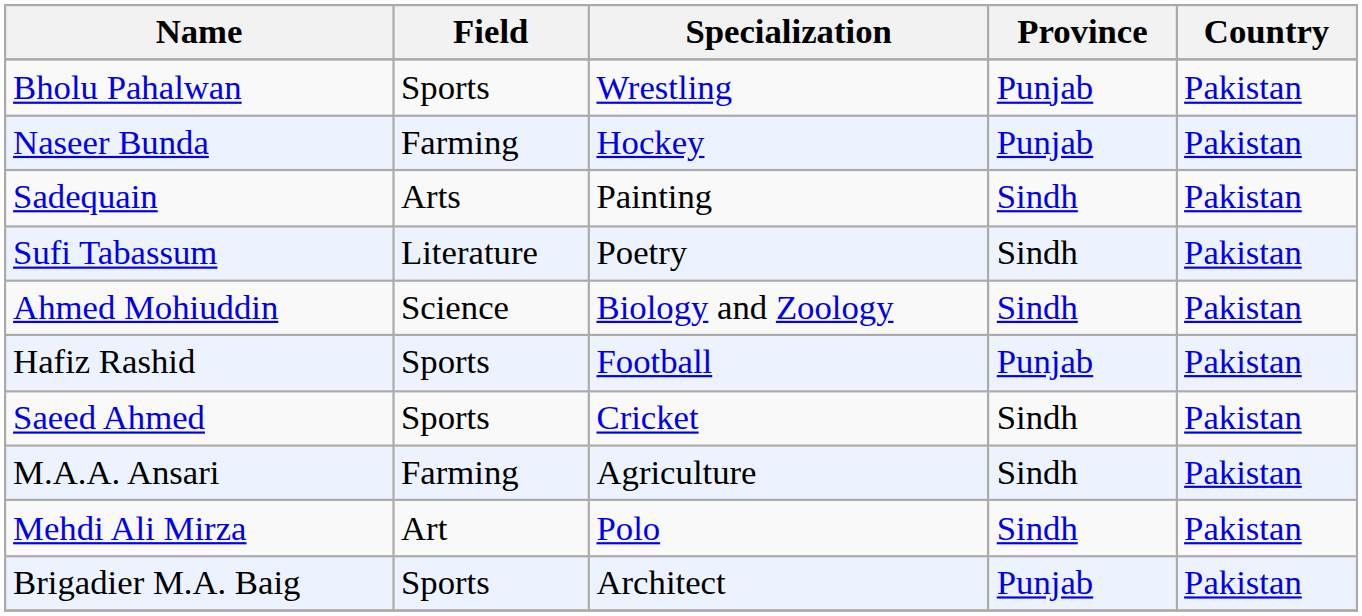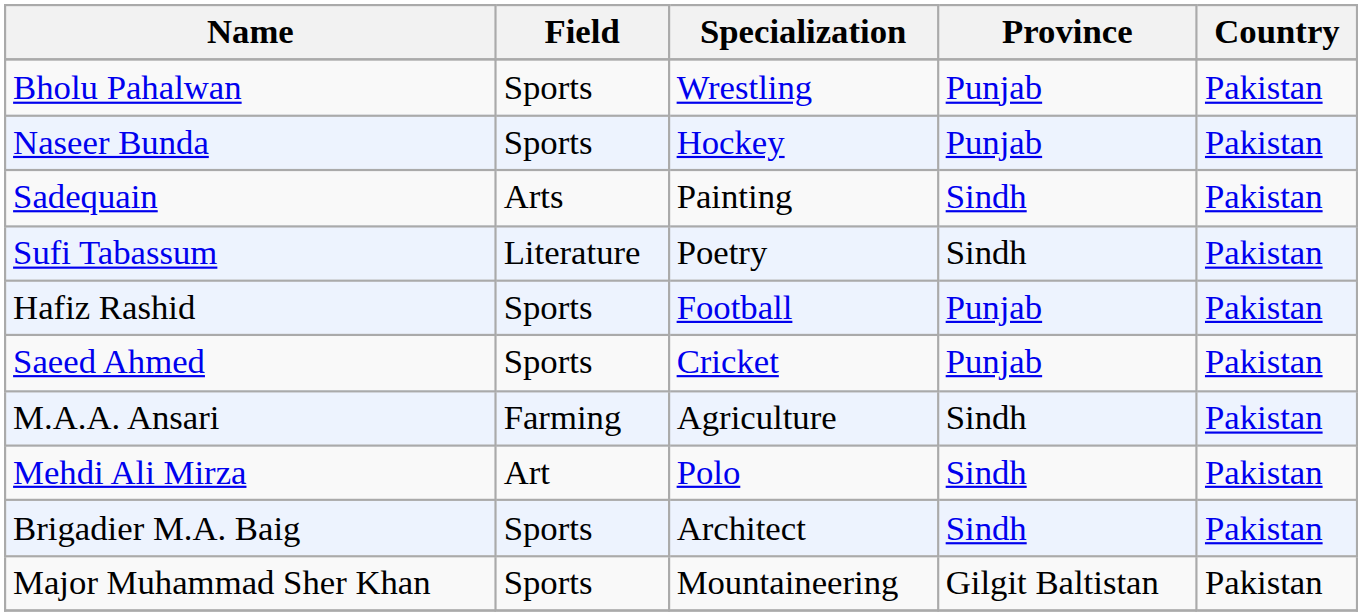(460, 142) Farming -> (548, 142) Sports
- row: (146, 307)
(1037, 417) Sindh -> (994, 362) Punjab
(1045, 582) Punjab -> (986, 527) Sindh
+ row: (222, 582)
